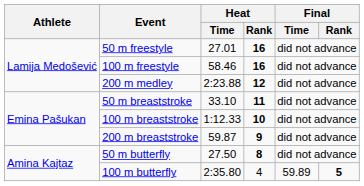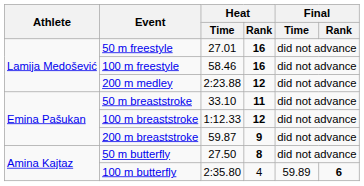(259, 119) 10 -> (259, 119) 12
(339, 172) 5 -> (339, 172) 6
